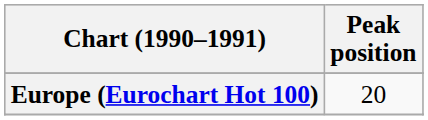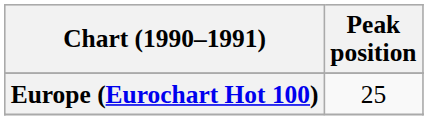(373, 93) 20 -> (373, 93) 25
